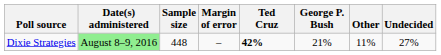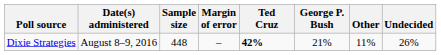(119, 42) lightgreen background -> (119, 42) no background
(409, 42) 27% -> (409, 42) 26%
